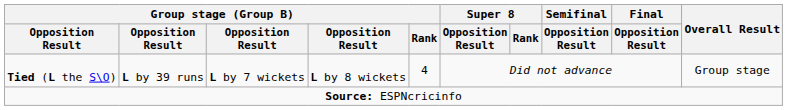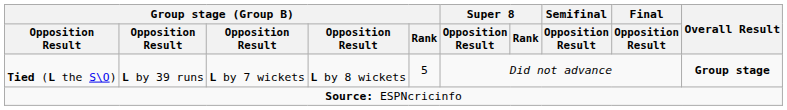(424, 70) 4 -> (424, 70) 5
(732, 70) normal -> (732, 70) bold
